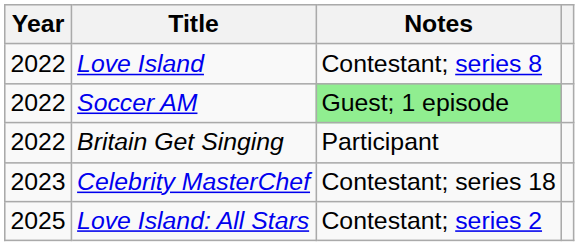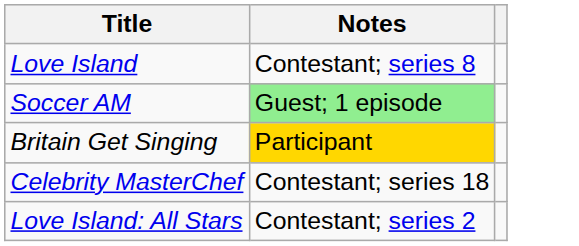- column: (38, 24)
(380, 142) no background -> (313, 142) gold background
